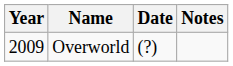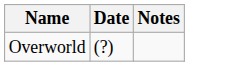- column: (26, 18)
